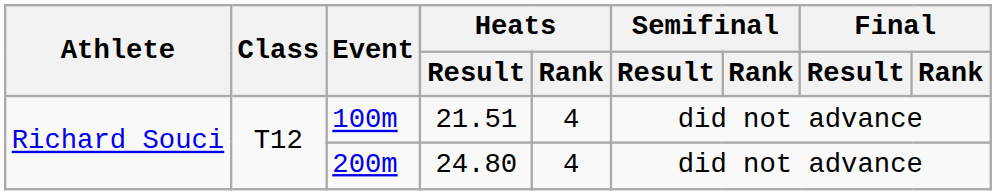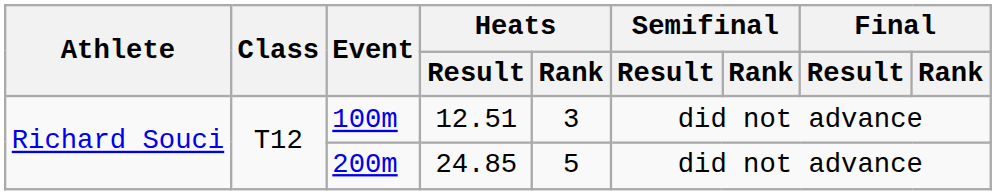(476, 119) 21.51 -> (476, 119) 12.51
(571, 119) 4 -> (571, 119) 3
(476, 165) 24.80 -> (476, 165) 24.85
(571, 165) 4 -> (571, 165) 5
